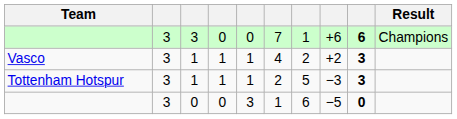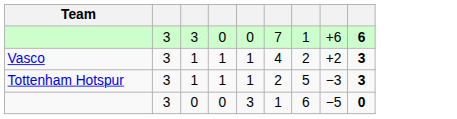- column: (413, 15)
